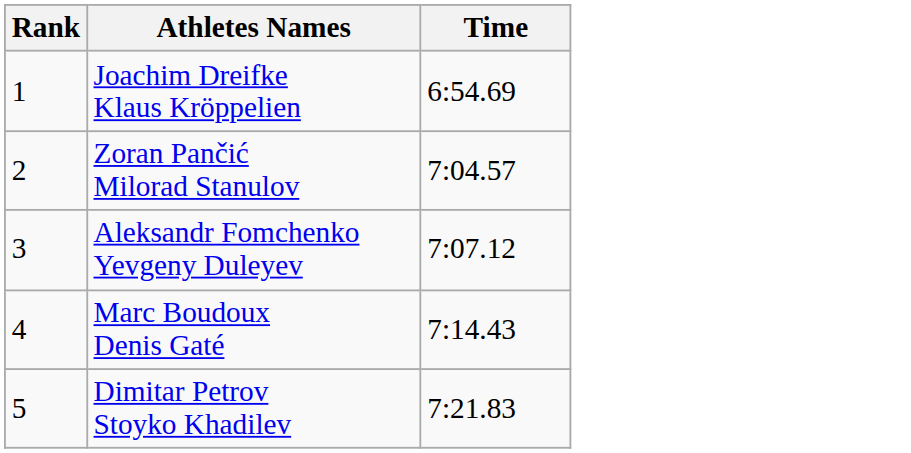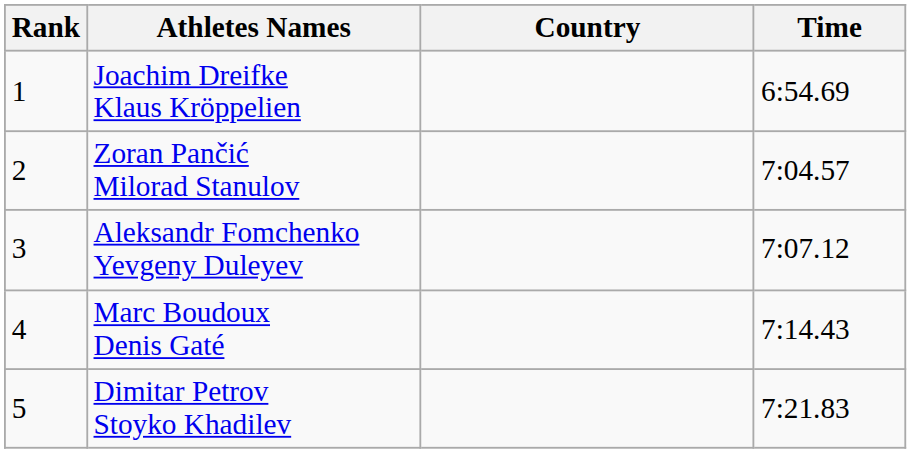+ column: (587, 27)
